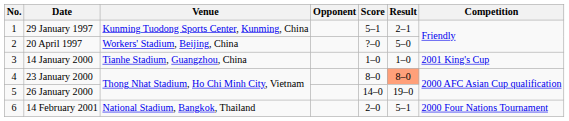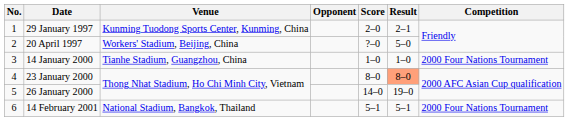(373, 28) 5–1 -> (373, 28) 2–0
(455, 60) 2001 King's Cup -> (485, 60) 2000 Four Nations Tournament
(373, 108) 2–0 -> (373, 108) 5–1
